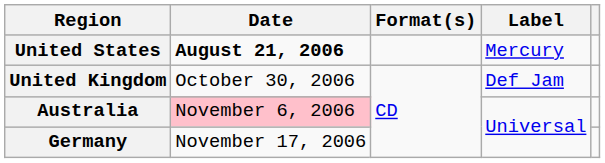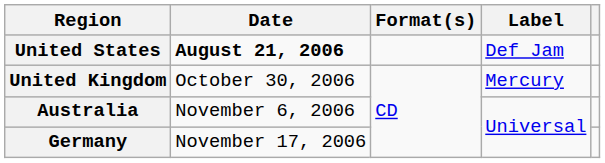(525, 50) Mercury -> (525, 50) Def Jam
(525, 81) Def Jam -> (525, 81) Mercury
(265, 112) pink background -> (265, 112) no background
